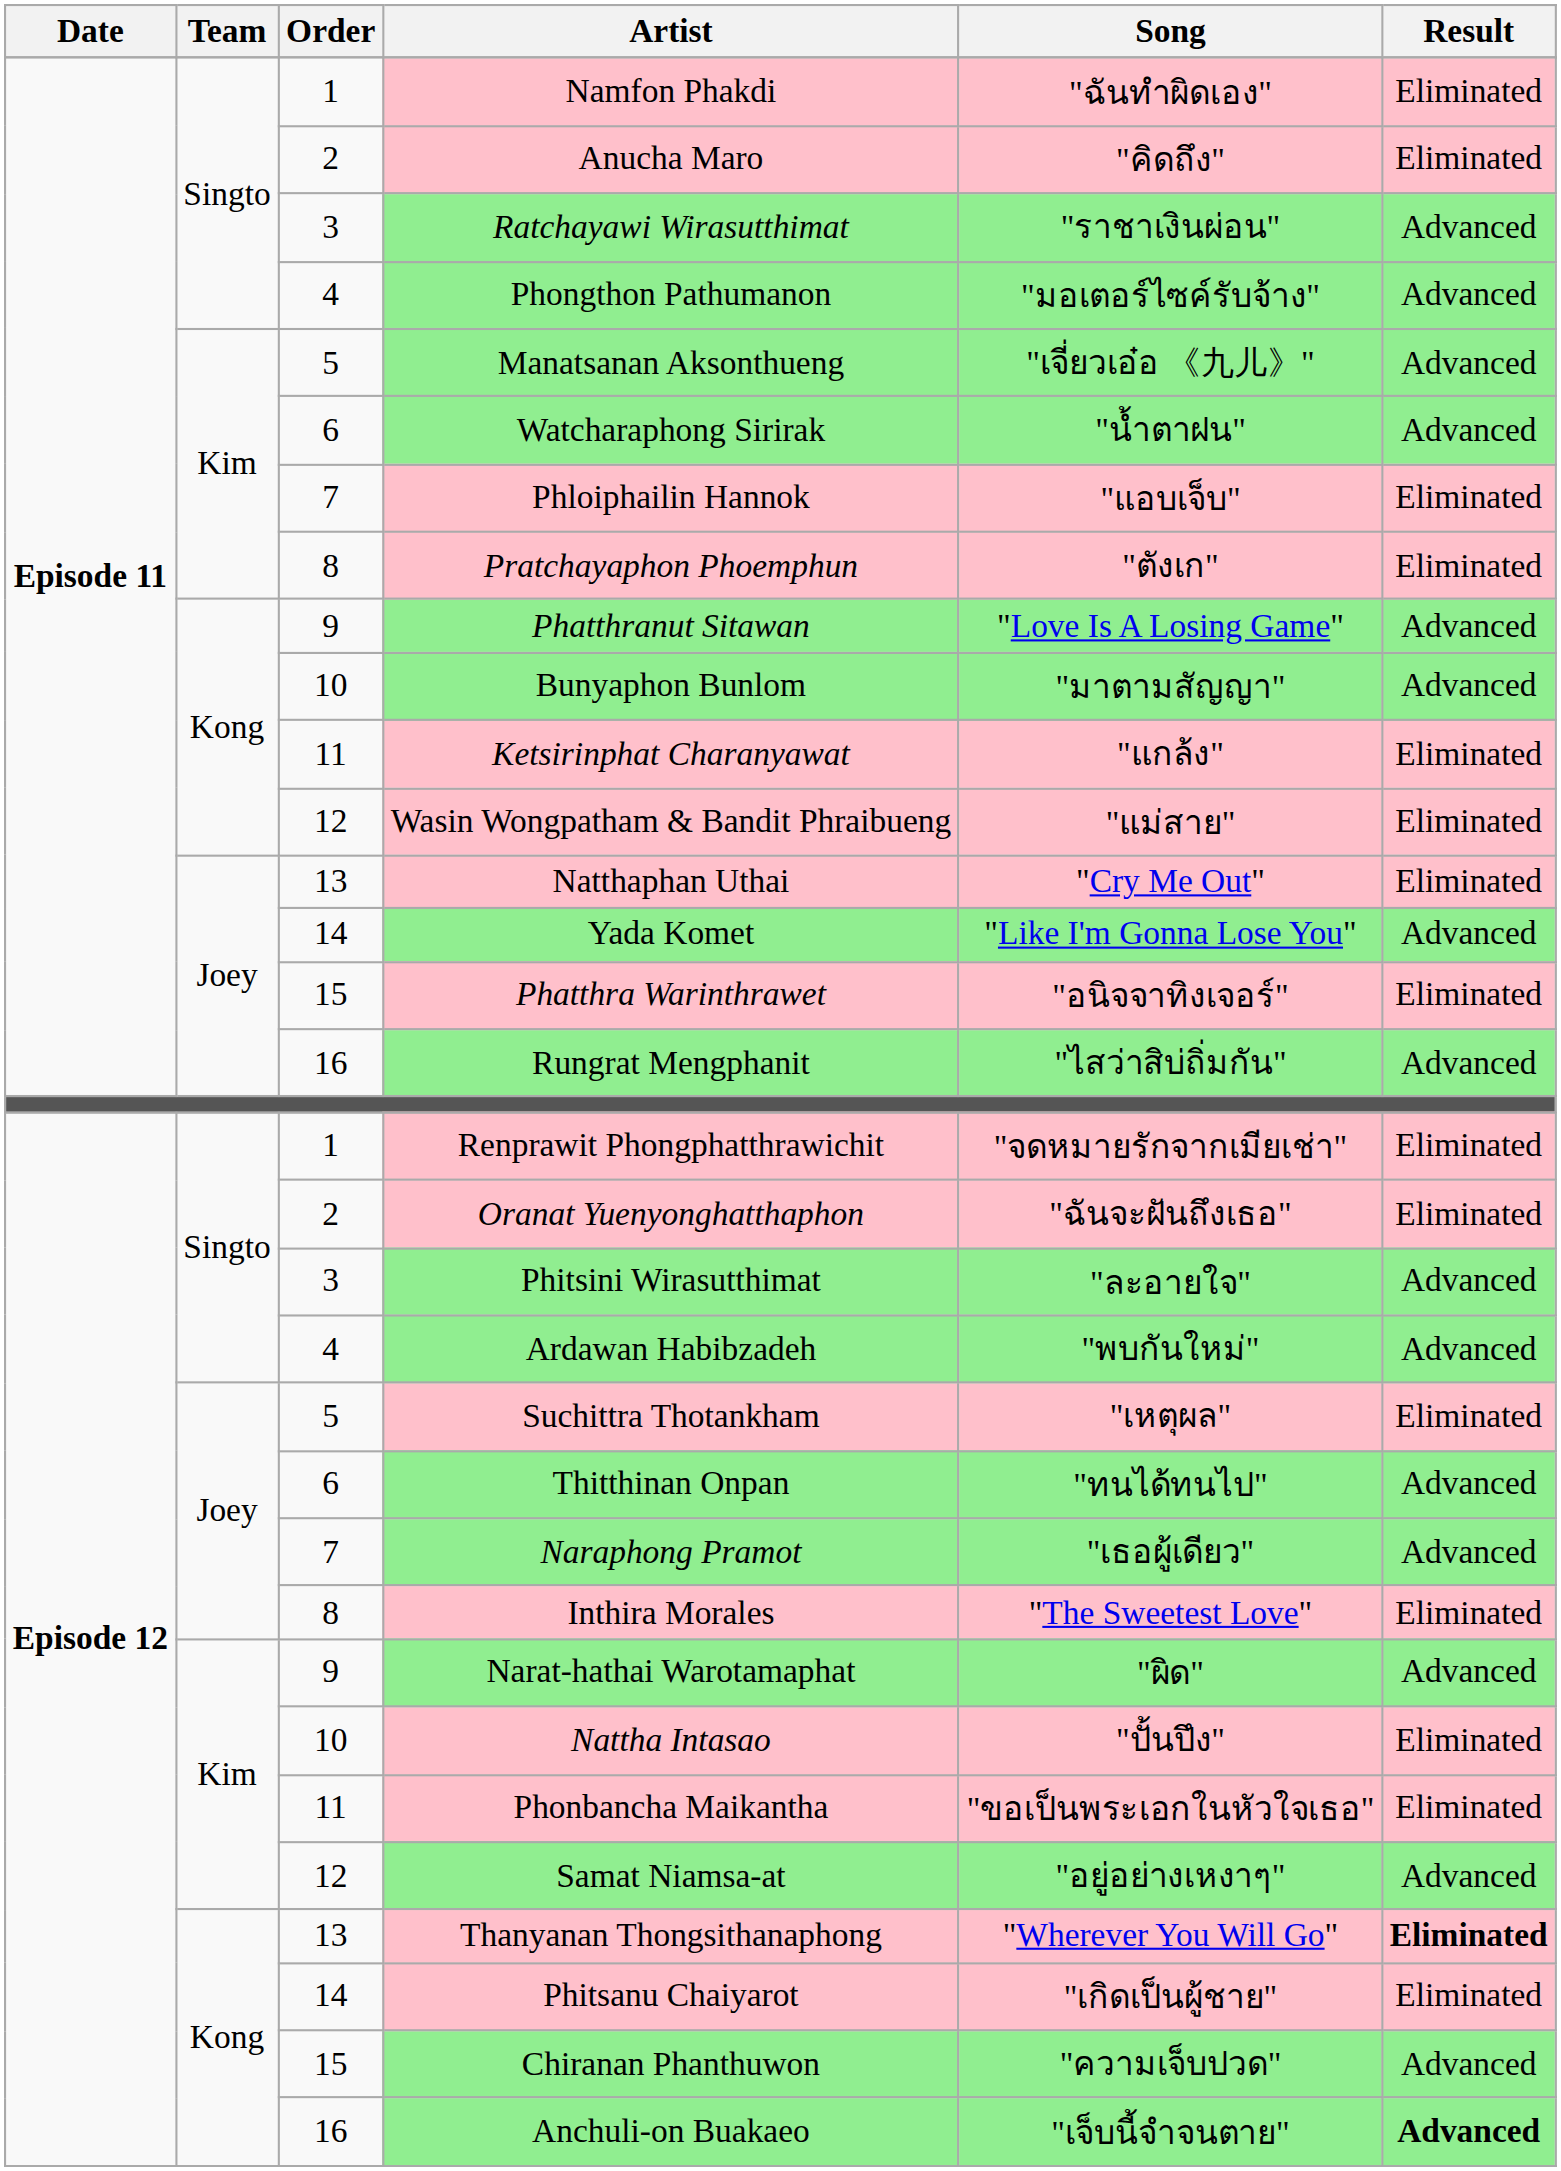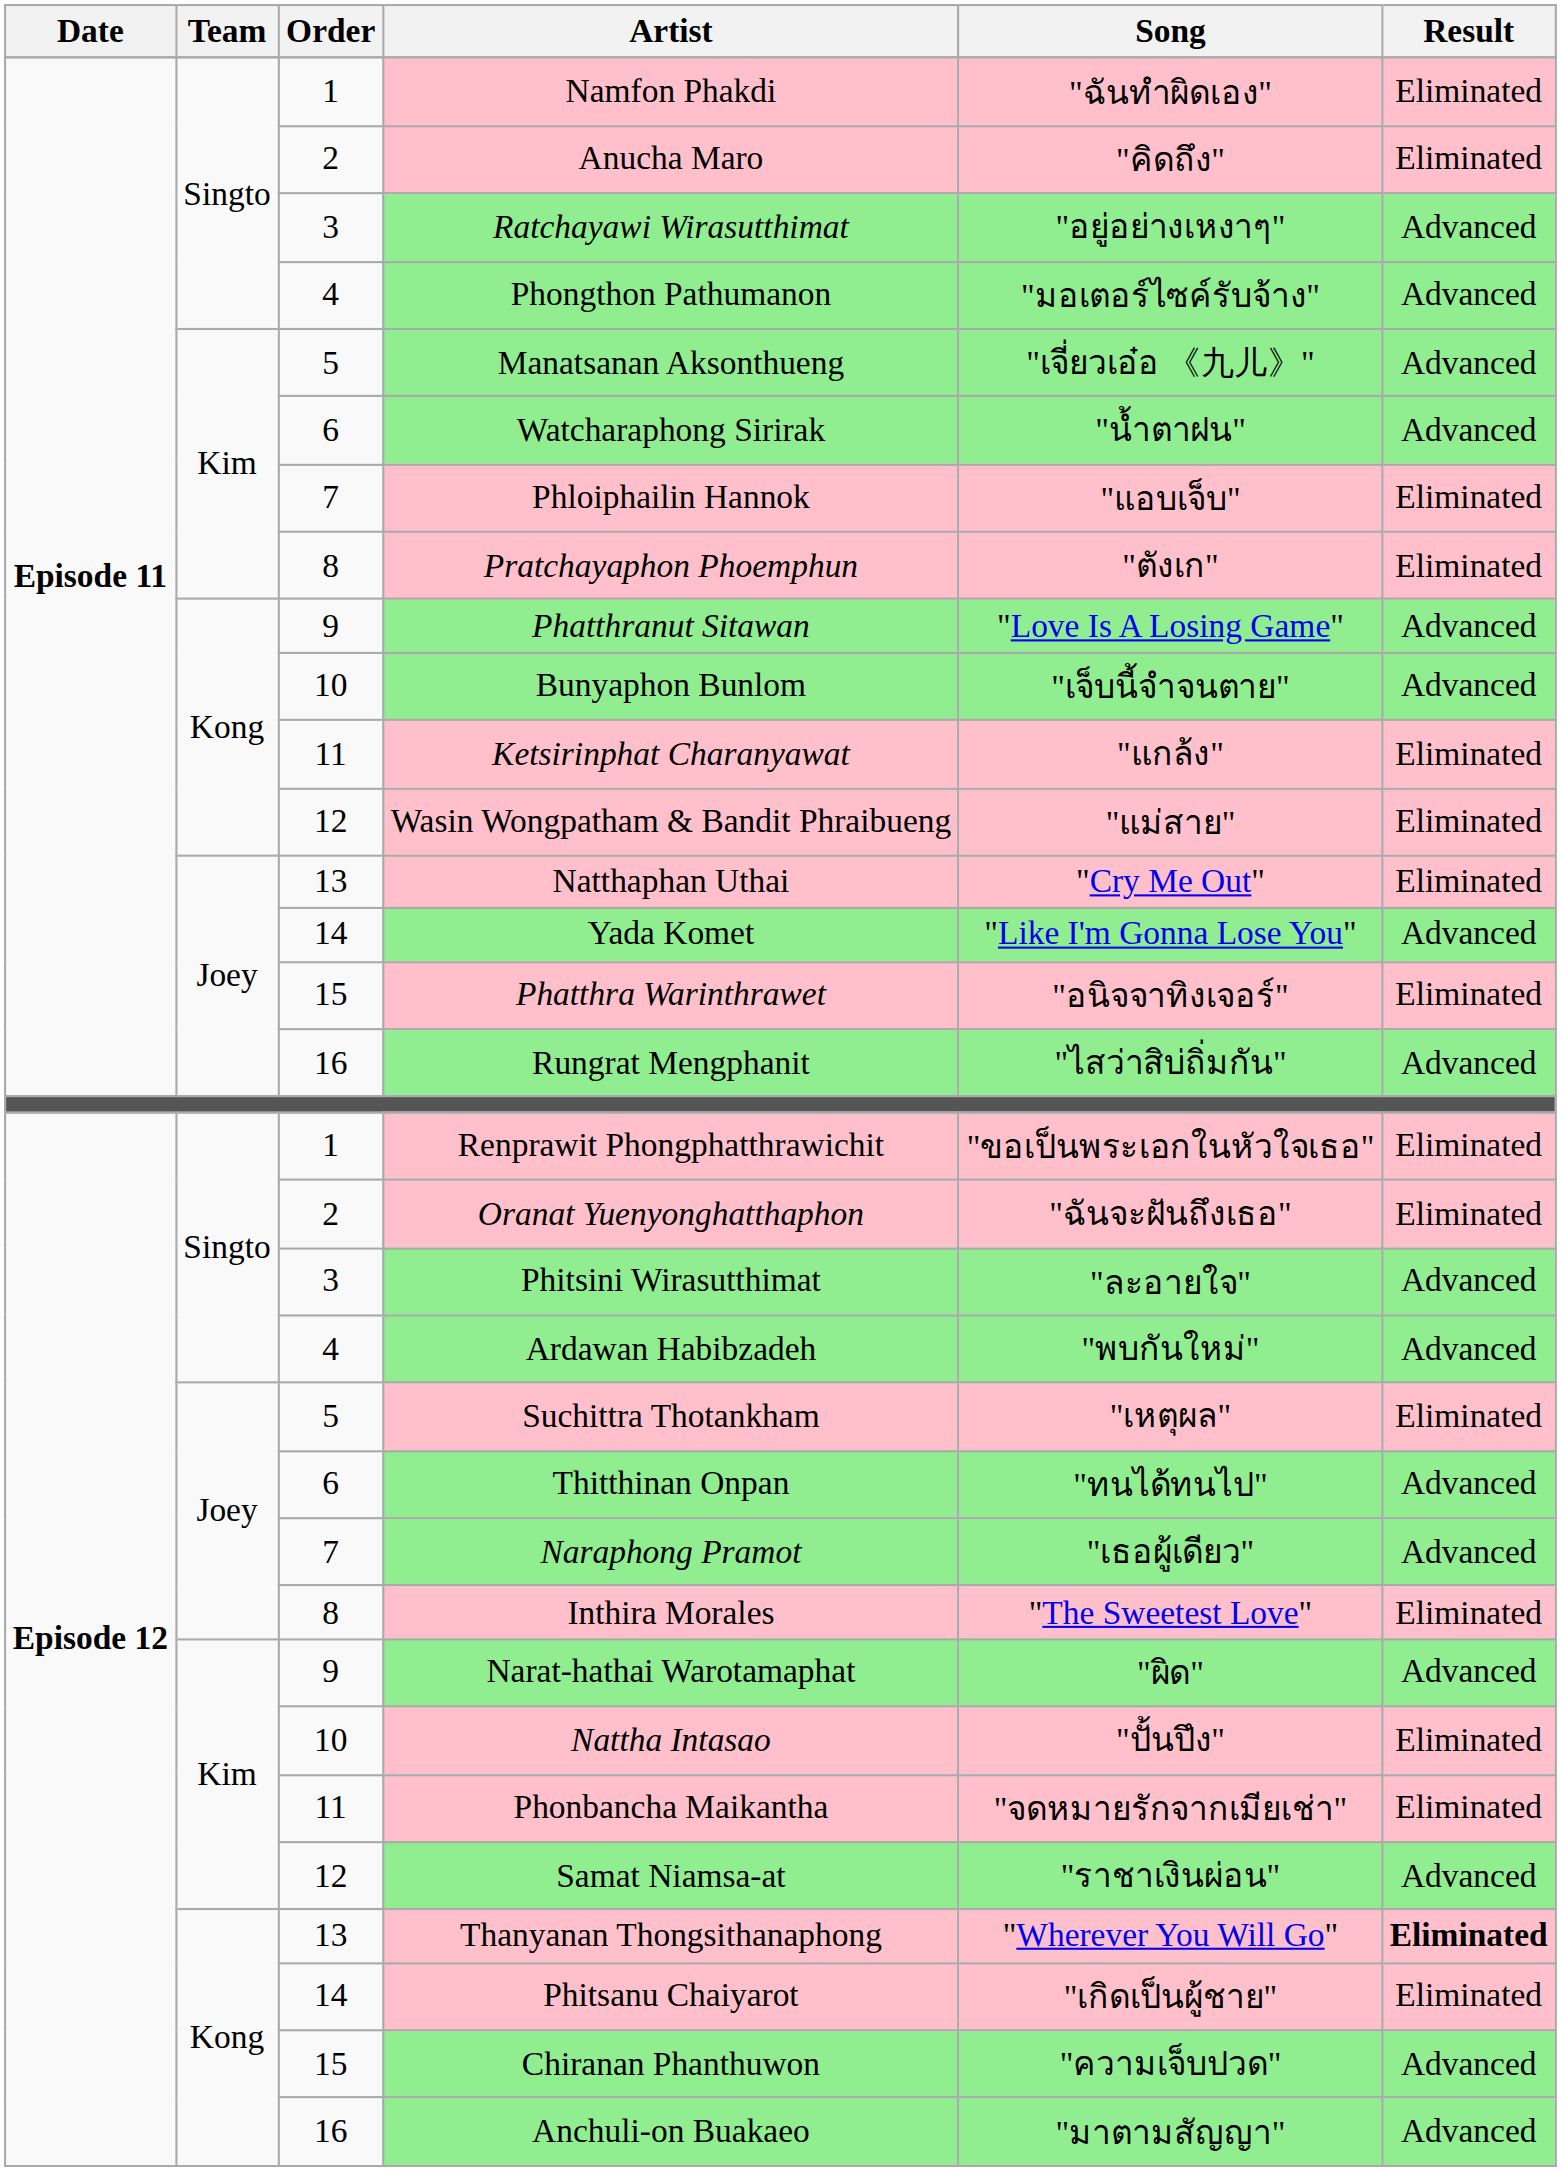(1170, 227) "ราชาเงินผ่อน" -> (1170, 227) "อยู่อย่างเหงาๆ"
(1170, 686) "มาตามสัญญา" -> (1170, 686) "เจ็บนี้จำจนตาย"
(1170, 1146) "จดหมายรักจากเมียเช่า" -> (1170, 1146) "ขอเป็นพระเอกในหัวใจเธอ"
(1170, 1808) "ขอเป็นพระเอกในหัวใจเธอ" -> (1170, 1808) "จดหมายรักจากเมียเช่า"
(1170, 1876) "อยู่อย่างเหงาๆ" -> (1170, 1876) "ราชาเงินผ่อน"
(1170, 2132) "เจ็บนี้จำจนตาย" -> (1170, 2132) "มาตามสัญญา"
(1469, 2131) bold -> (1469, 2131) normal
